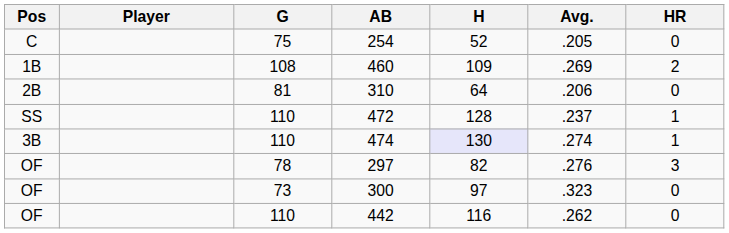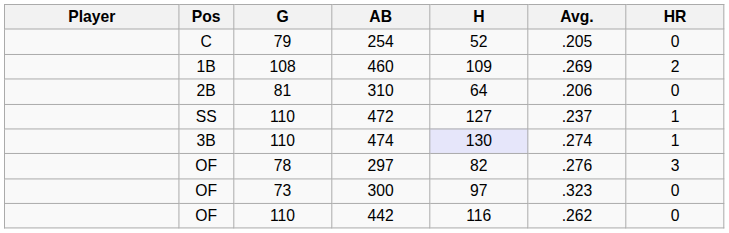columns swapped: (32, 16) <-> (146, 16)
(283, 41) 75 -> (283, 41) 79
(479, 116) 128 -> (479, 116) 127
